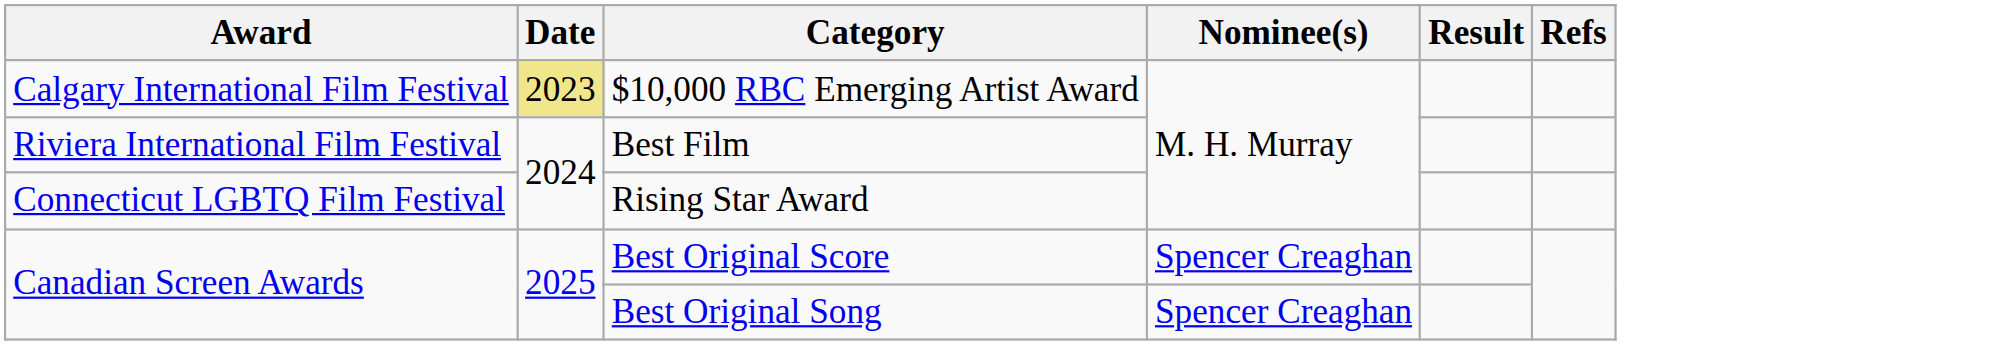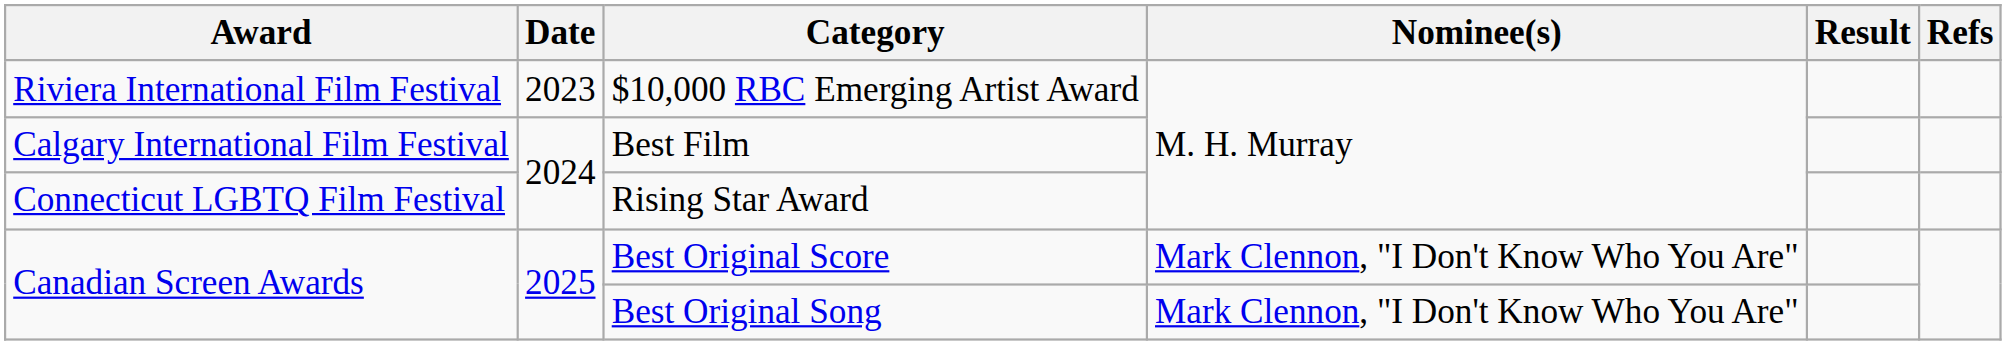(261, 88) Calgary International Film Festival -> (257, 88) Riviera International Film Festival
(560, 88) khaki background -> (560, 88) no background
(257, 144) Riviera International Film Festival -> (261, 144) Calgary International Film Festival
(1284, 255) Spencer Creaghan -> (1477, 255) Mark Clennon, "I Don't Know Who You Are"
(1284, 311) Spencer Creaghan -> (1477, 311) Mark Clennon, "I Don't Know Who You Are"
